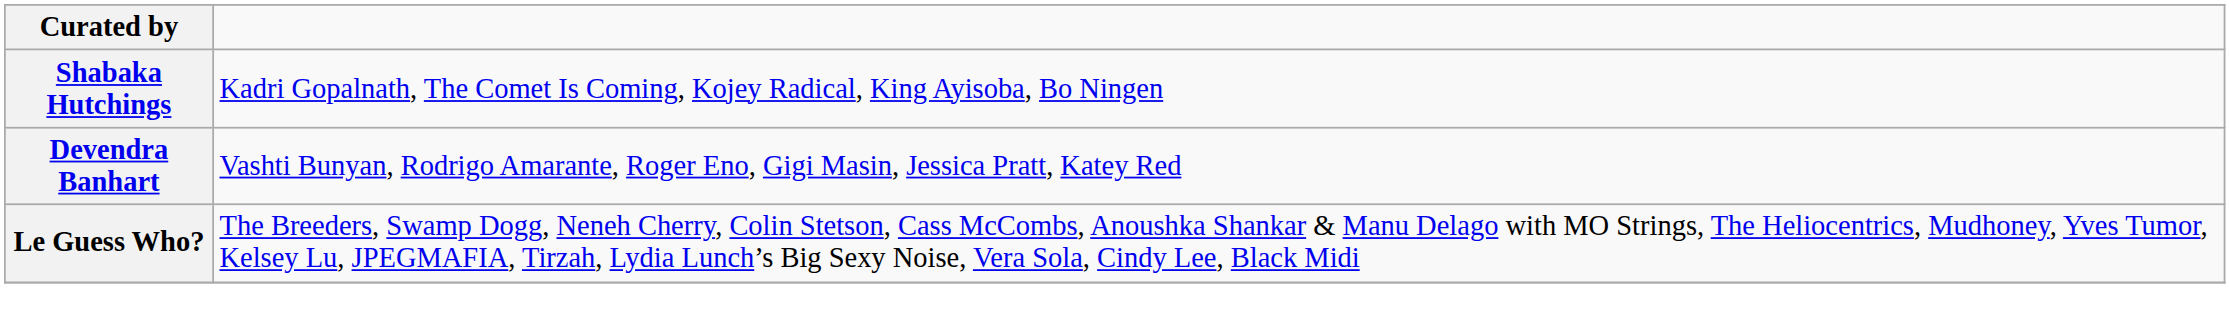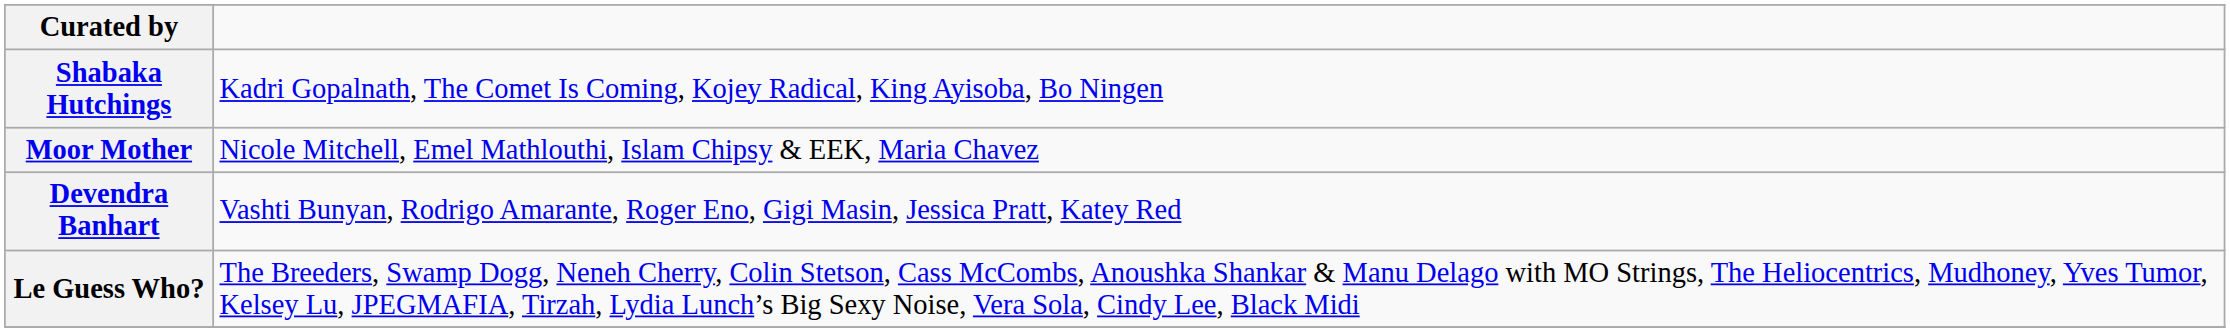+ row: (109, 149)
